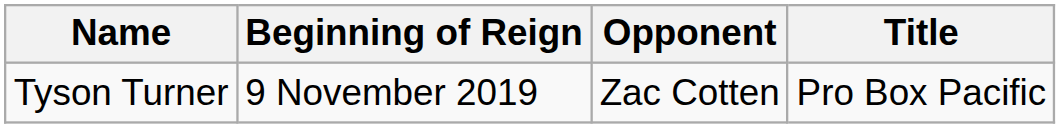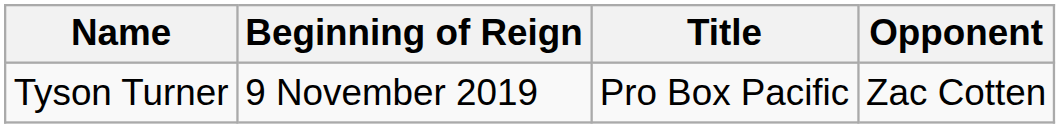columns swapped: (921, 33) <-> (690, 33)
